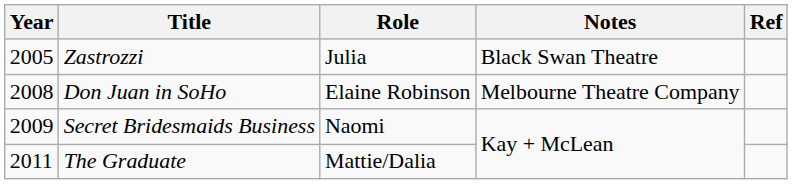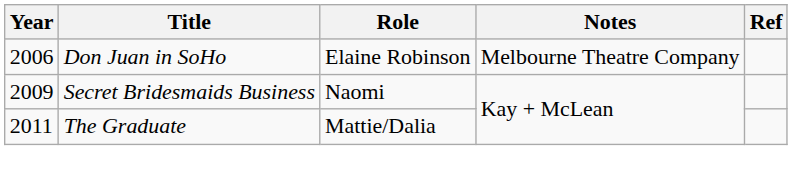- row: (103, 56)
(32, 91) 2008 -> (32, 56) 2006
